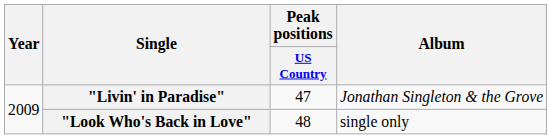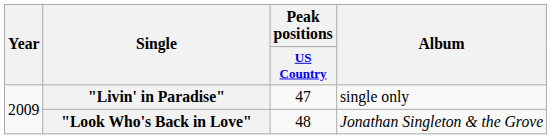(442, 96) Jonathan Singleton & the Grove -> (375, 96) single only
(375, 121) single only -> (442, 121) Jonathan Singleton & the Grove
